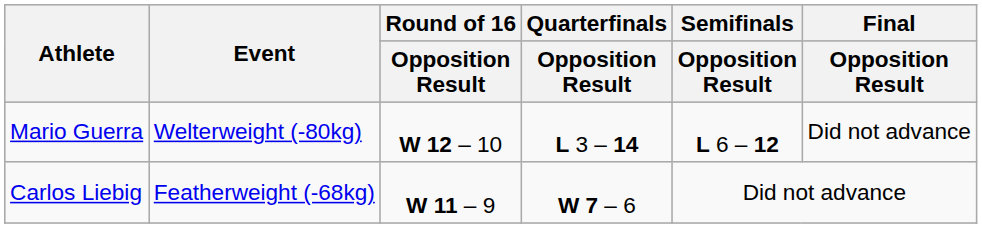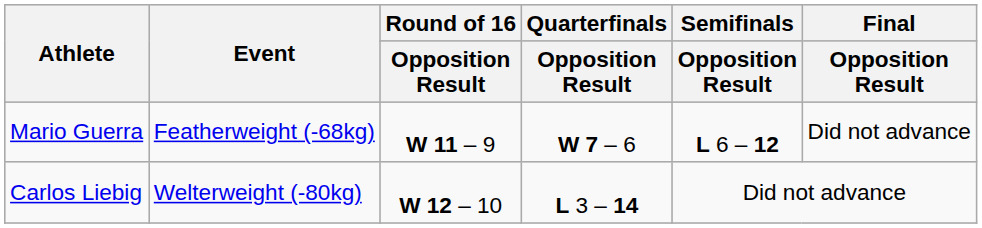(258, 132) Welterweight (-80kg) -> (264, 132) Featherweight (-68kg)
(451, 145) W 12 – 10 -> (451, 145) W 11 – 9
(597, 145) L 3 – 14 -> (597, 145) W 7 – 6
(264, 193) Featherweight (-68kg) -> (258, 193) Welterweight (-80kg)
(451, 206) W 11 – 9 -> (451, 206) W 12 – 10
(597, 206) W 7 – 6 -> (597, 206) L 3 – 14
